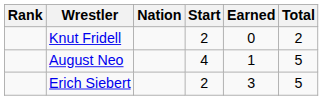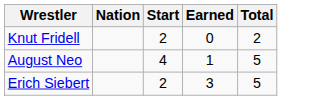- column: (25, 15)
